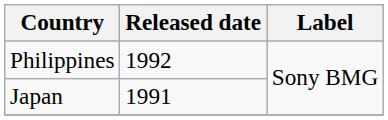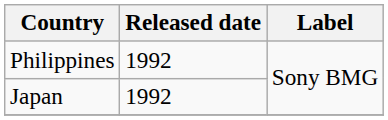(148, 96) 1991 -> (148, 96) 1992
